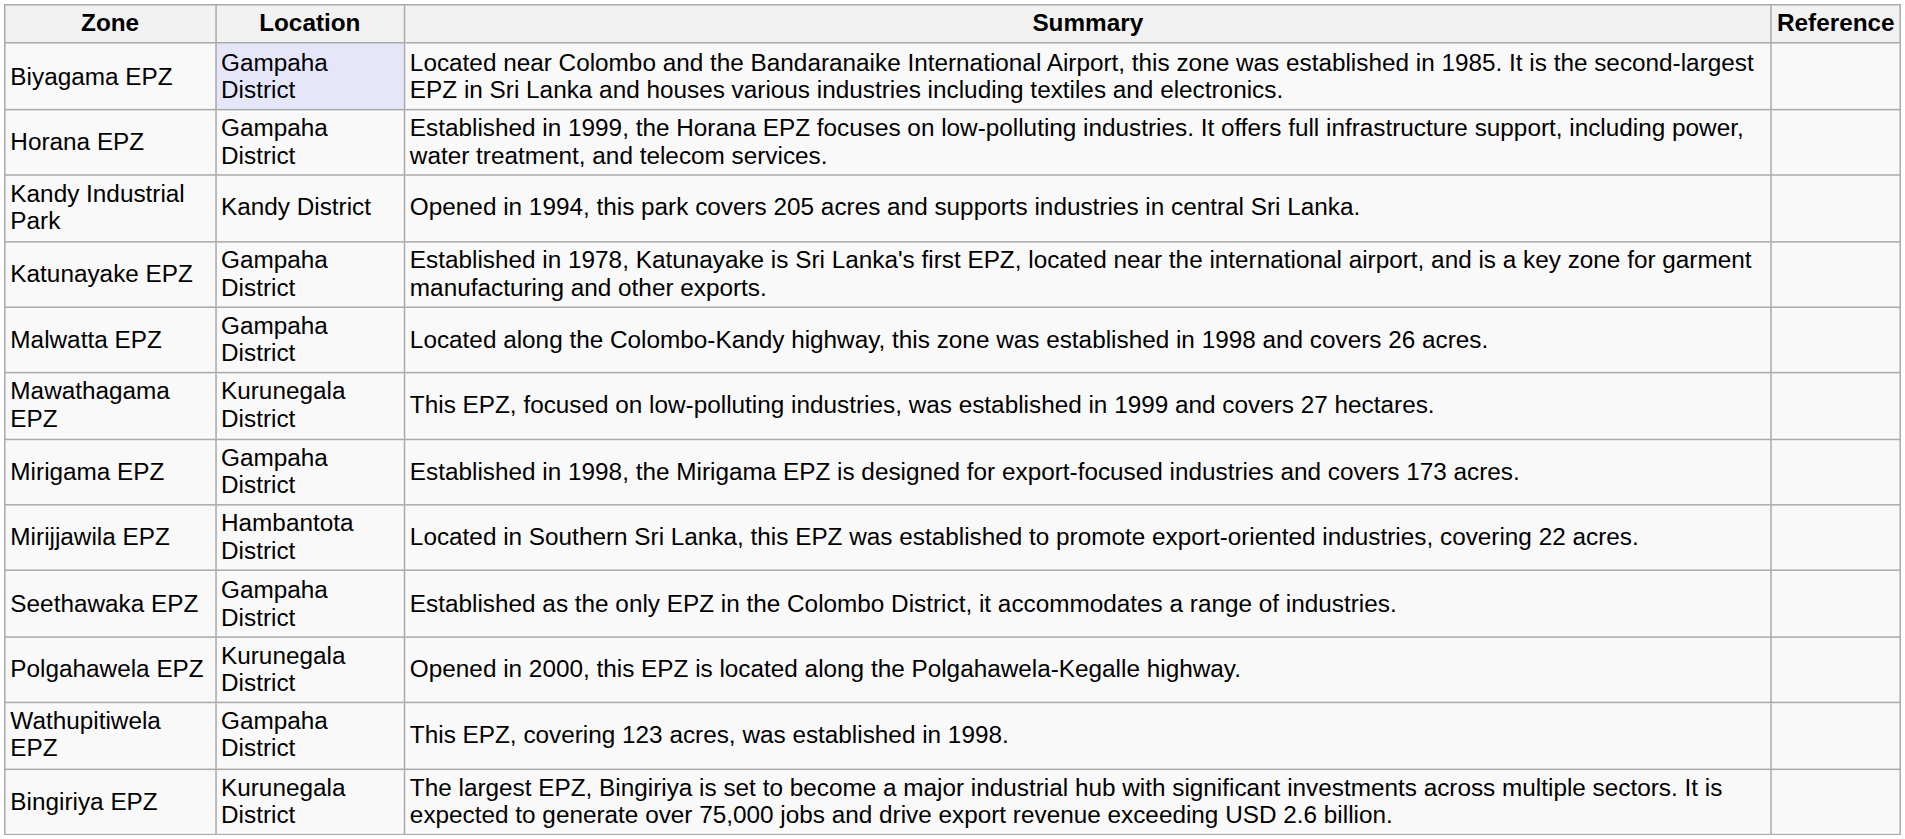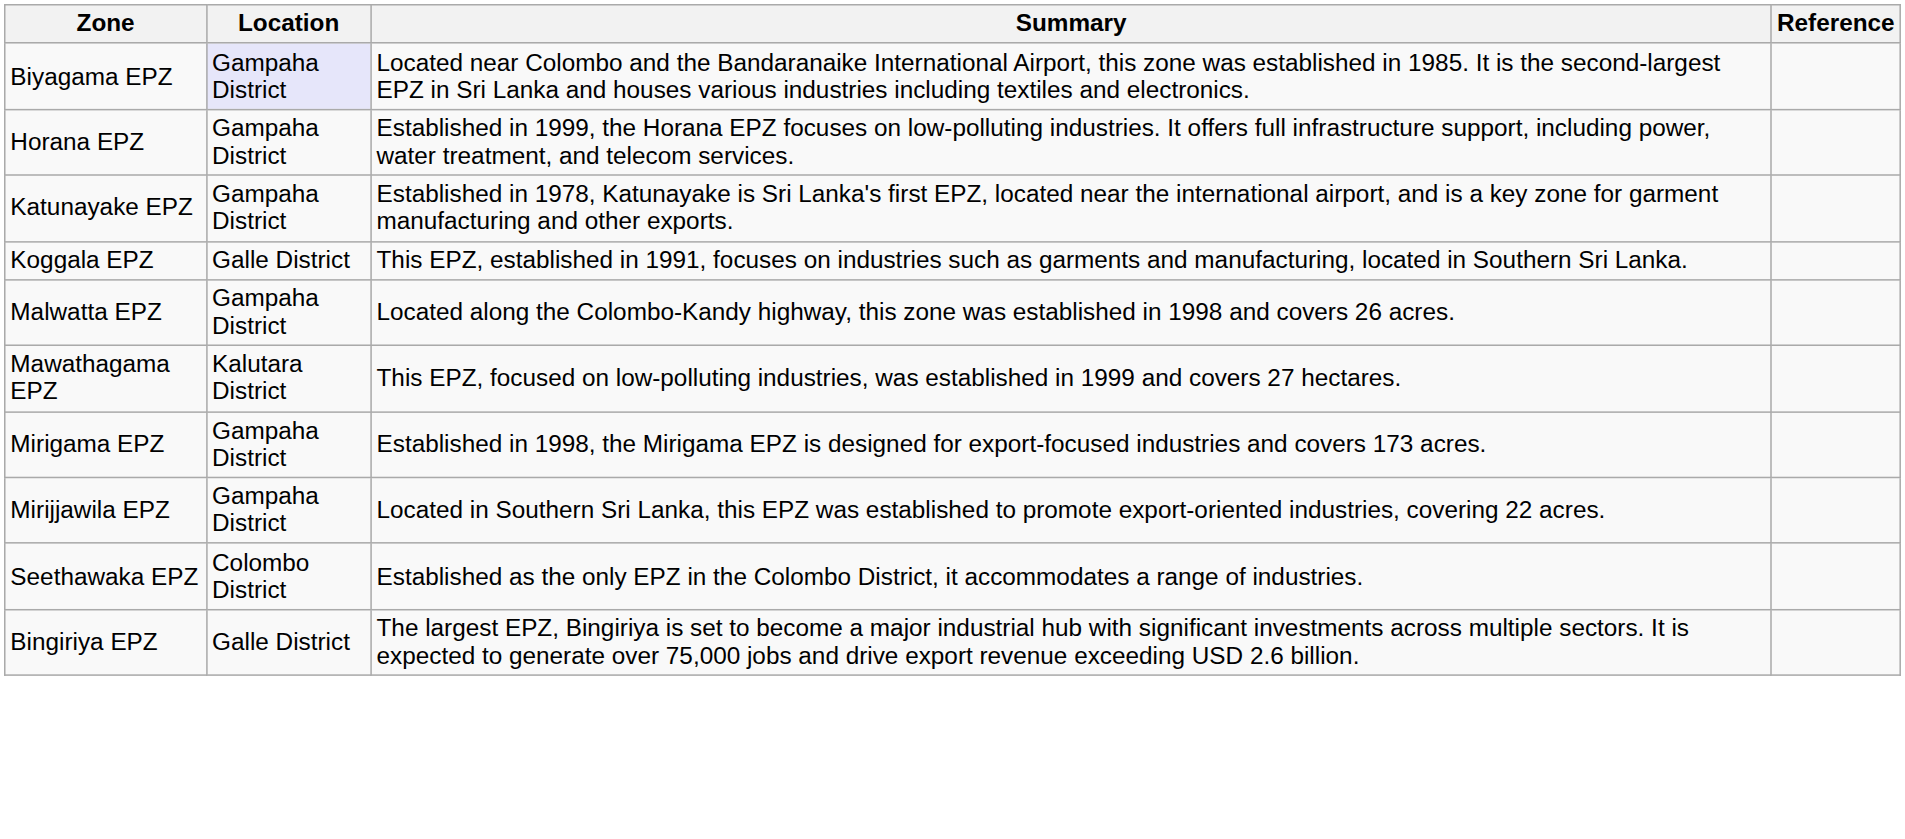- row: (98, 207)
+ row: (82, 260)
(283, 405) Kurunegala District -> (257, 378) Kalutara District
(287, 537) Hambantota District -> (265, 510) Gampaha District
(274, 603) Gampaha District -> (261, 576) Colombo District
- row: (107, 669)
- row: (86, 735)
(283, 801) Kurunegala District -> (281, 642) Galle District
